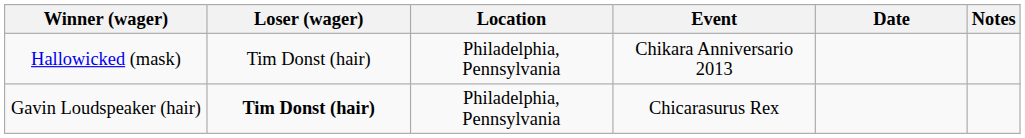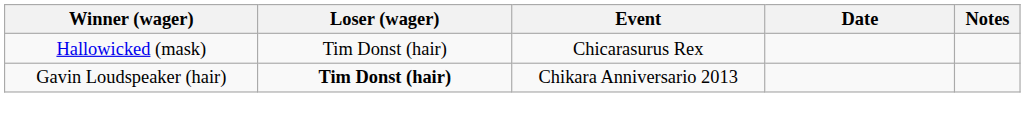- column: (511, 19)
(714, 58) Chikara Anniversario 2013 -> (638, 48) Chicarasurus Rex
(714, 108) Chicarasurus Rex -> (638, 77) Chikara Anniversario 2013
